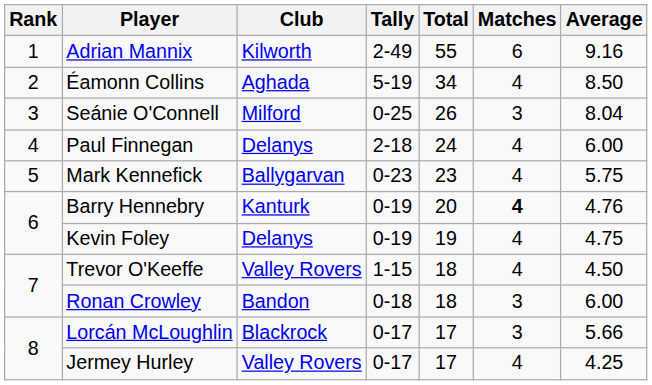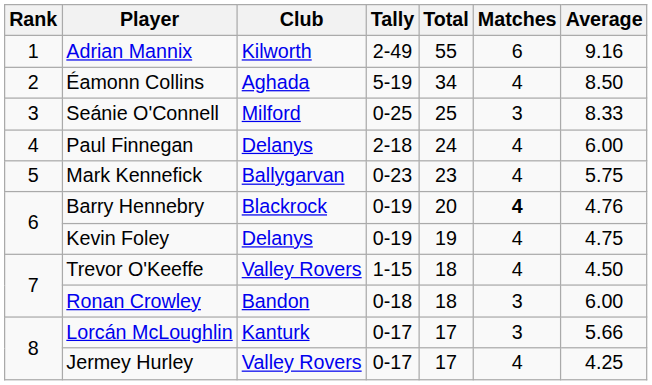(446, 113) 26 -> (446, 113) 25
(604, 113) 8.04 -> (604, 113) 8.33
(276, 207) Kanturk -> (284, 207) Blackrock
(284, 332) Blackrock -> (276, 332) Kanturk
